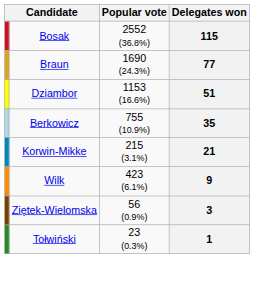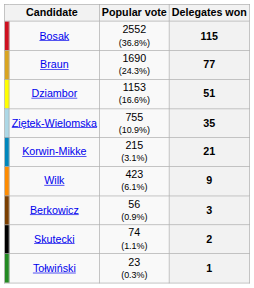(54, 123) Berkowicz -> (54, 123) Ziętek-Wielomska
(54, 210) Ziętek-Wielomska -> (54, 210) Berkowicz
+ row: (209, 239)
